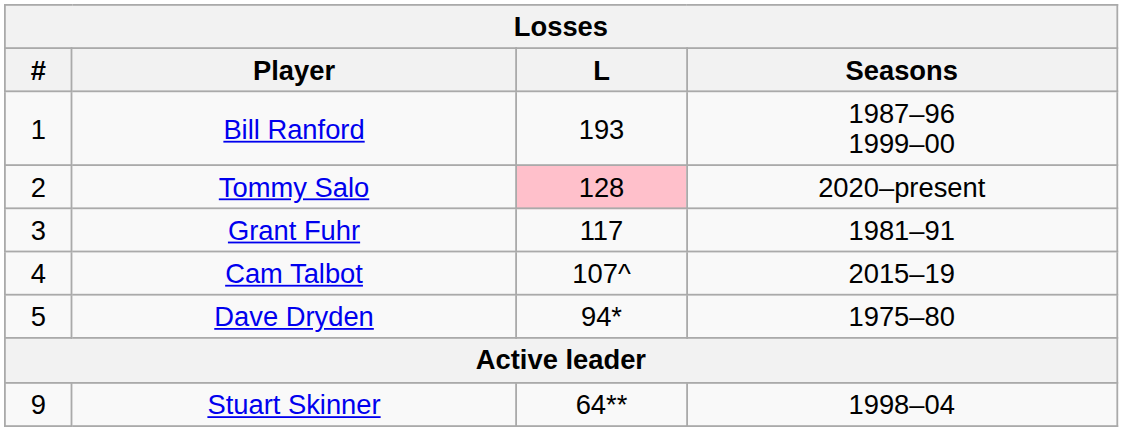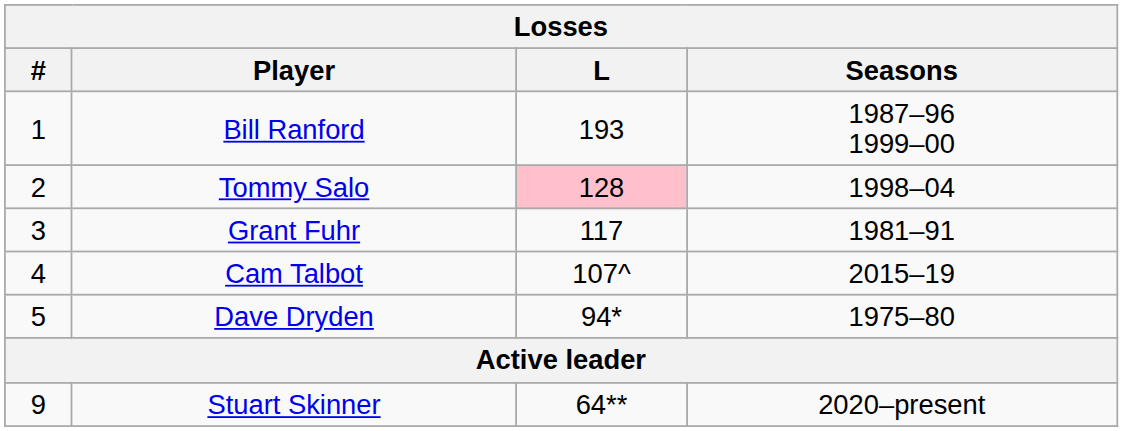(902, 187) 2020–present -> (902, 187) 1998–04
(902, 404) 1998–04 -> (902, 404) 2020–present
